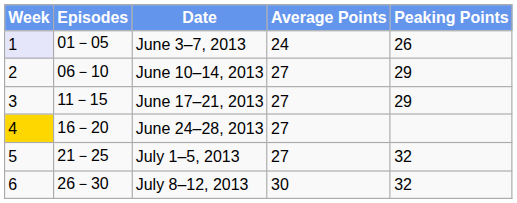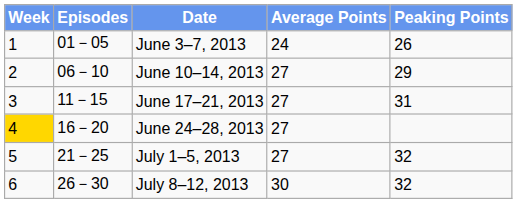(13, 44) lavender background -> (13, 44) no background
(403, 100) 29 -> (403, 100) 31
